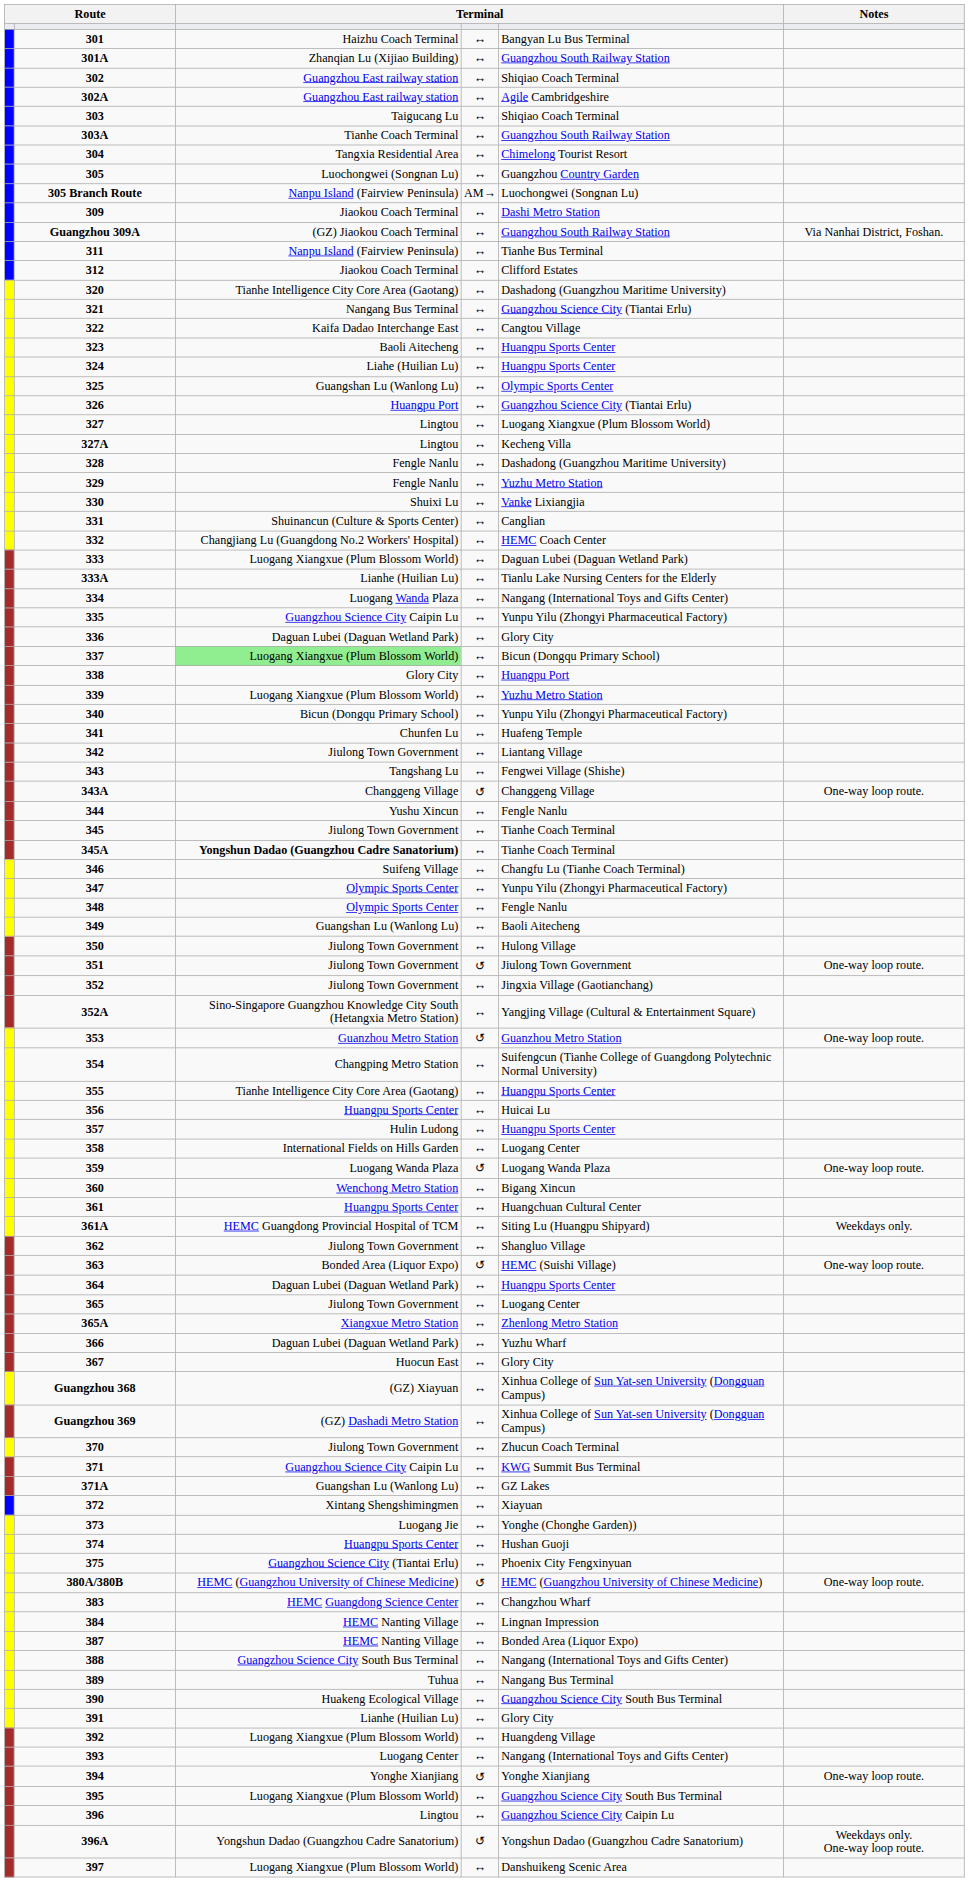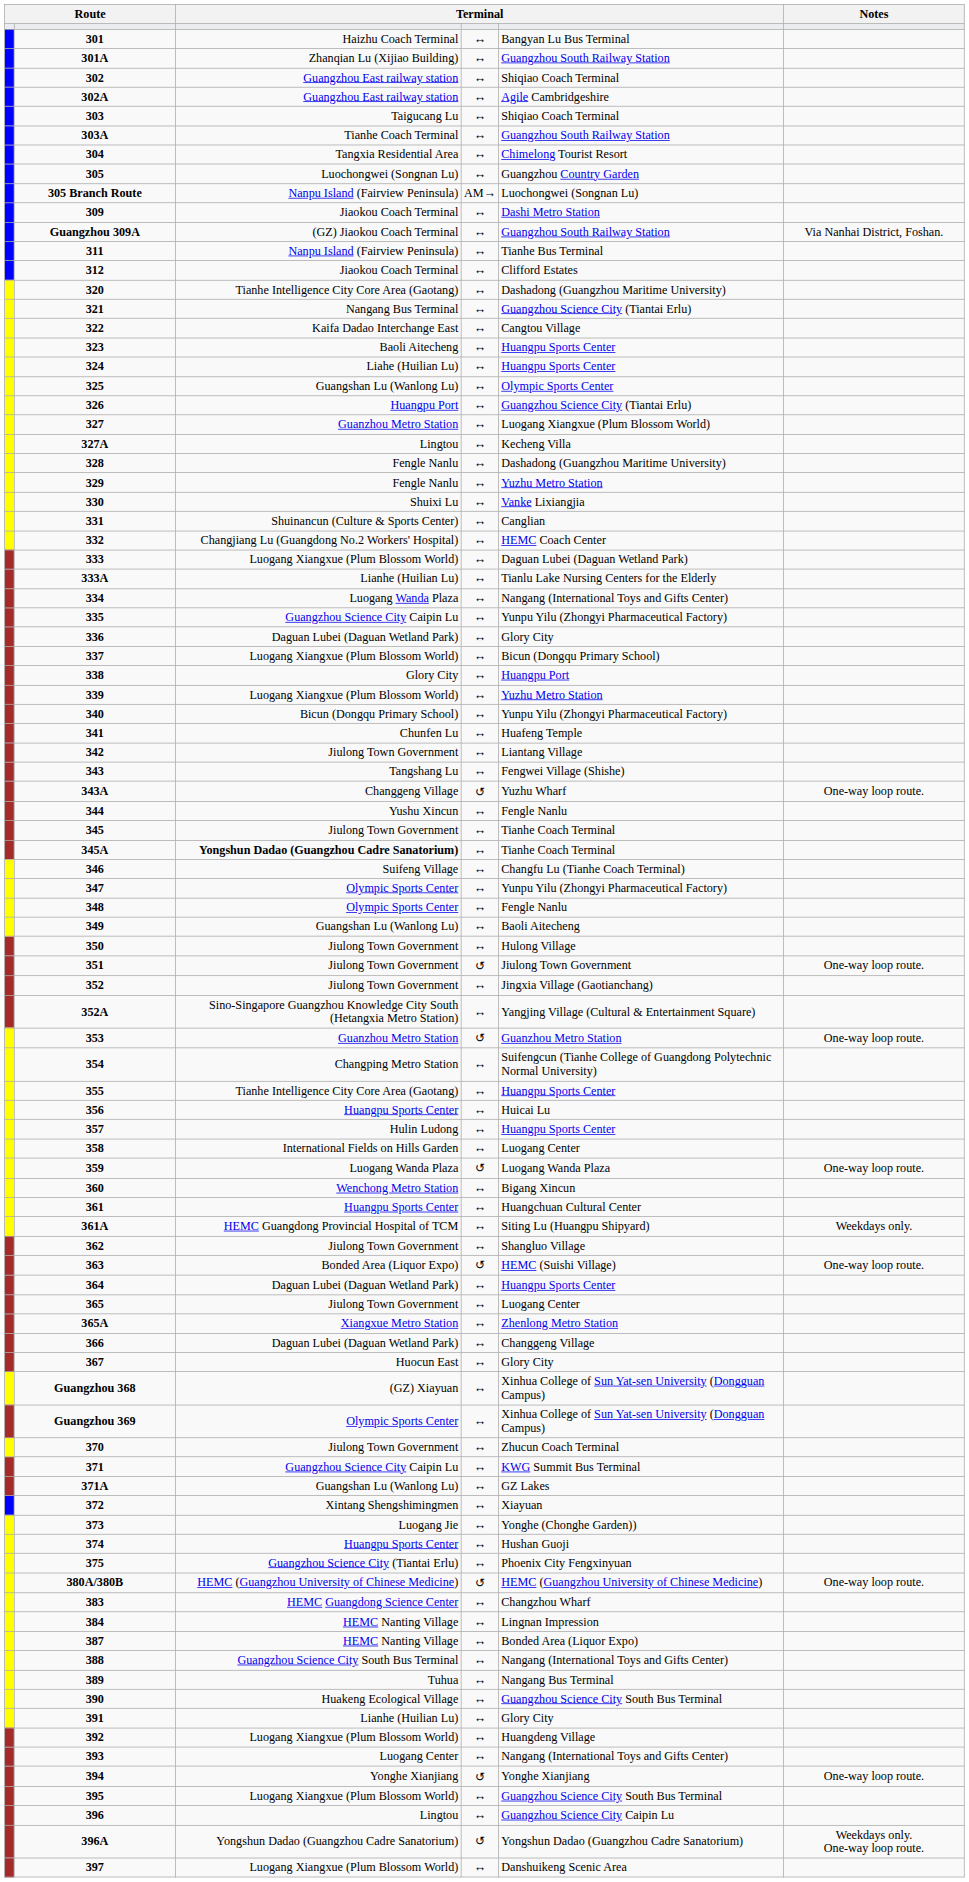(439, 424) Lingtou -> (398, 424) Guanzhou Metro Station
(354, 656) lightgreen background -> (354, 656) no background
(548, 791) Changgeng Village -> (534, 791) Yuzhu Wharf
(534, 1343) Yuzhu Wharf -> (548, 1343) Changgeng Village
(390, 1421) (GZ) Dashadi Metro Station -> (402, 1421) Olympic Sports Center
